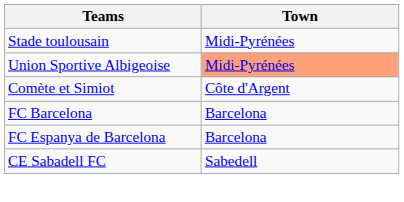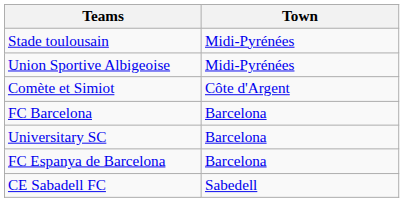(250, 64) lightsalmon background -> (250, 64) no background
+ row: (57, 137)
